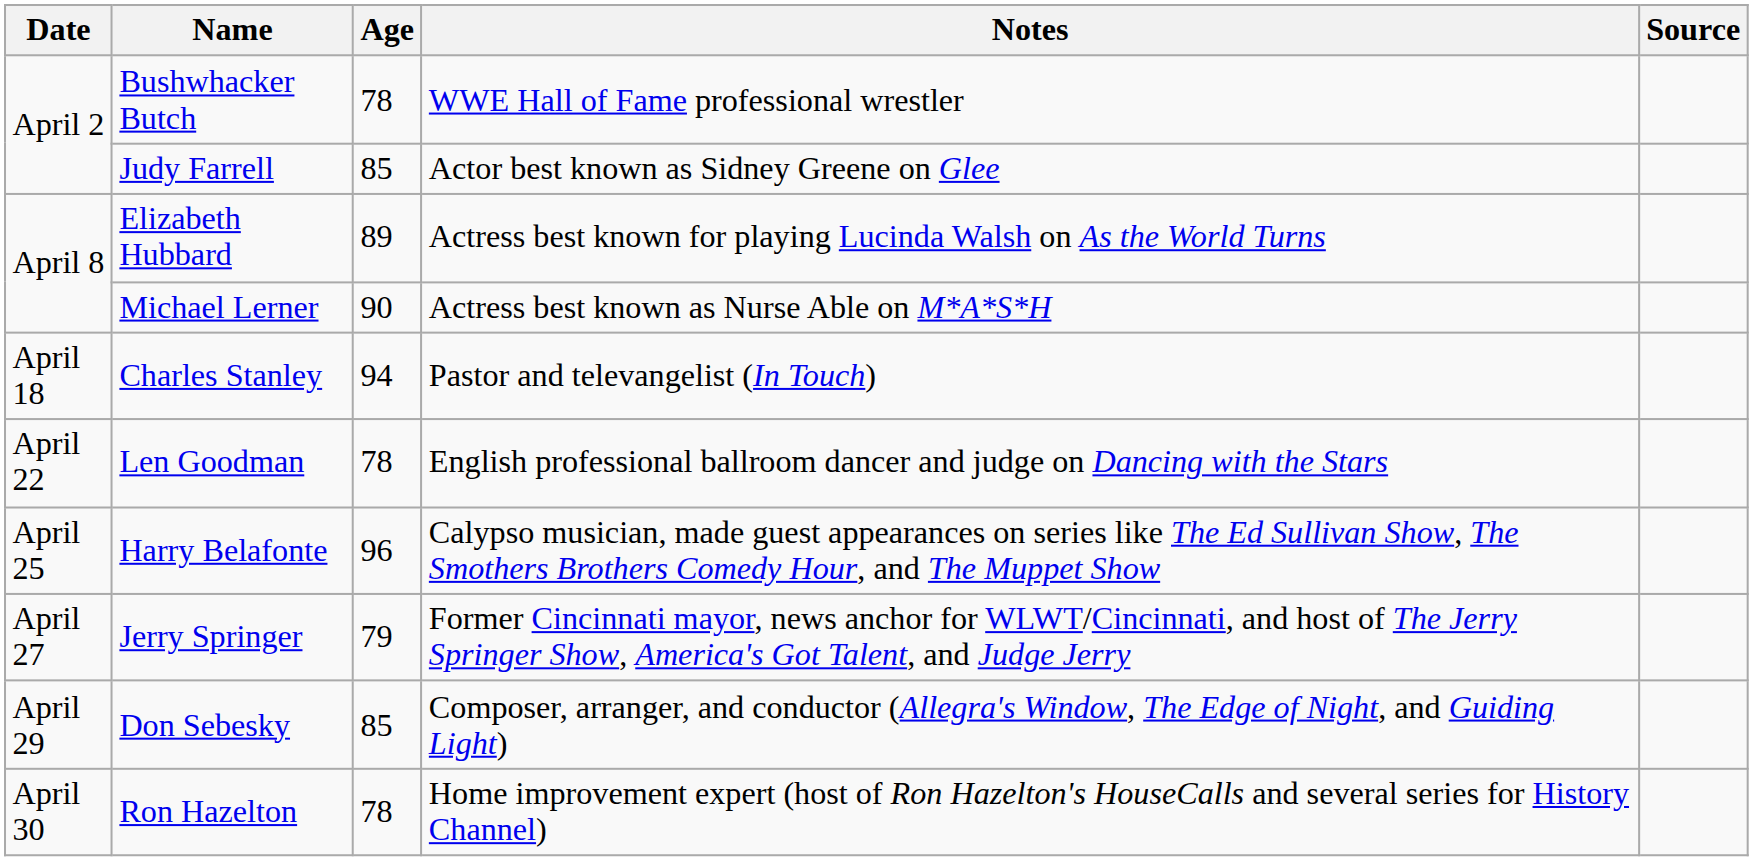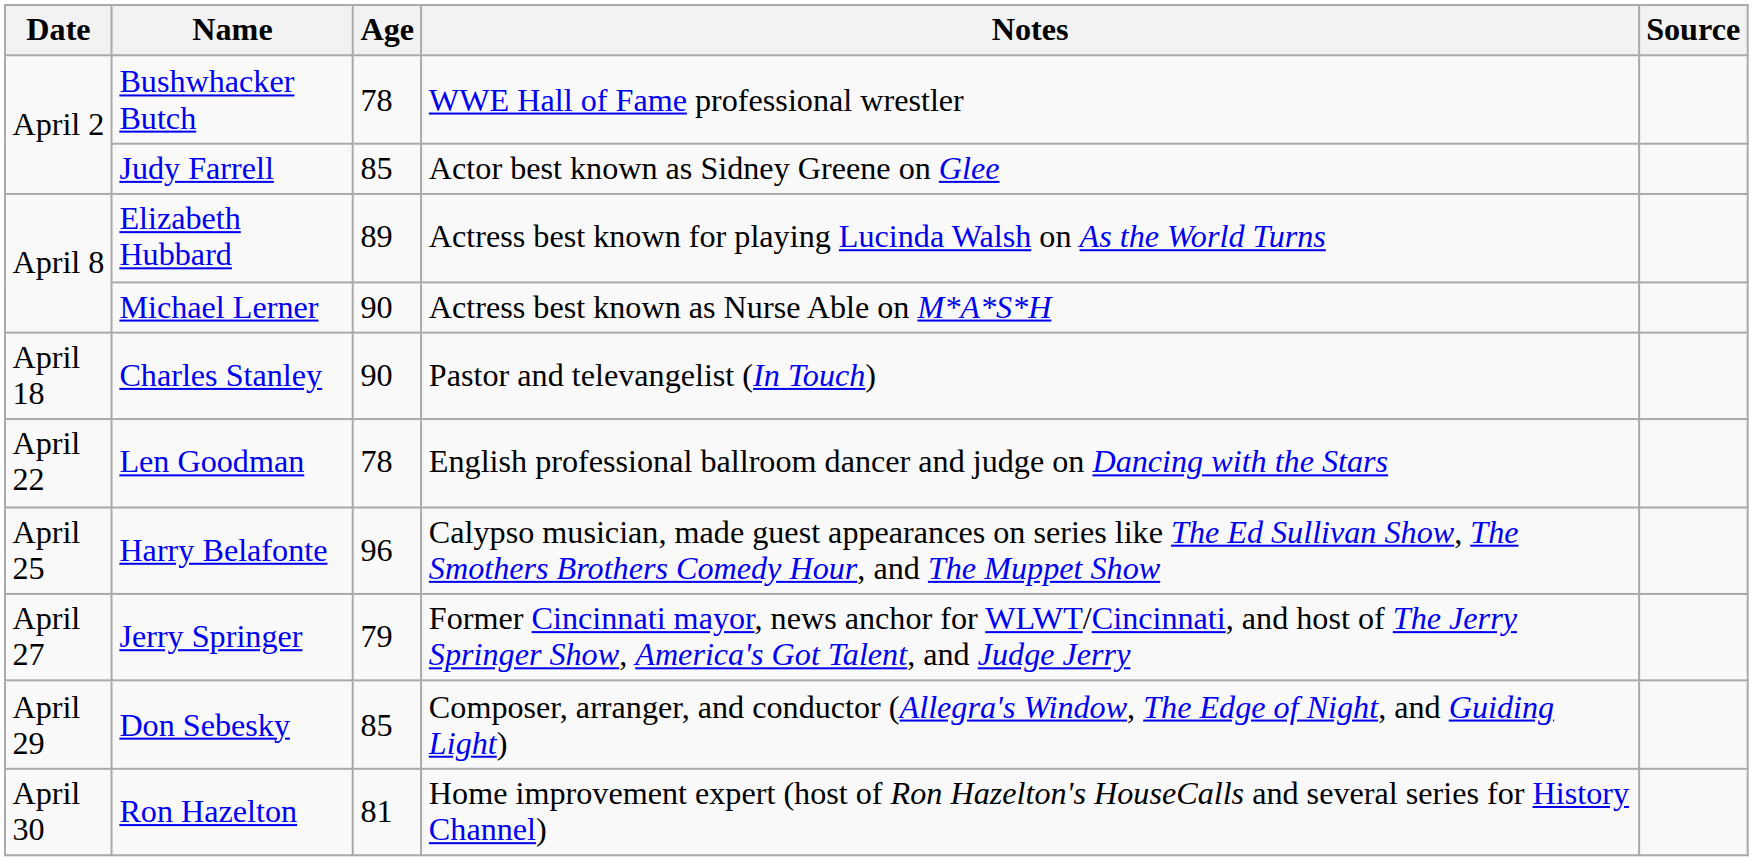(377, 375) 94 -> (377, 375) 90
(377, 811) 78 -> (377, 811) 81
